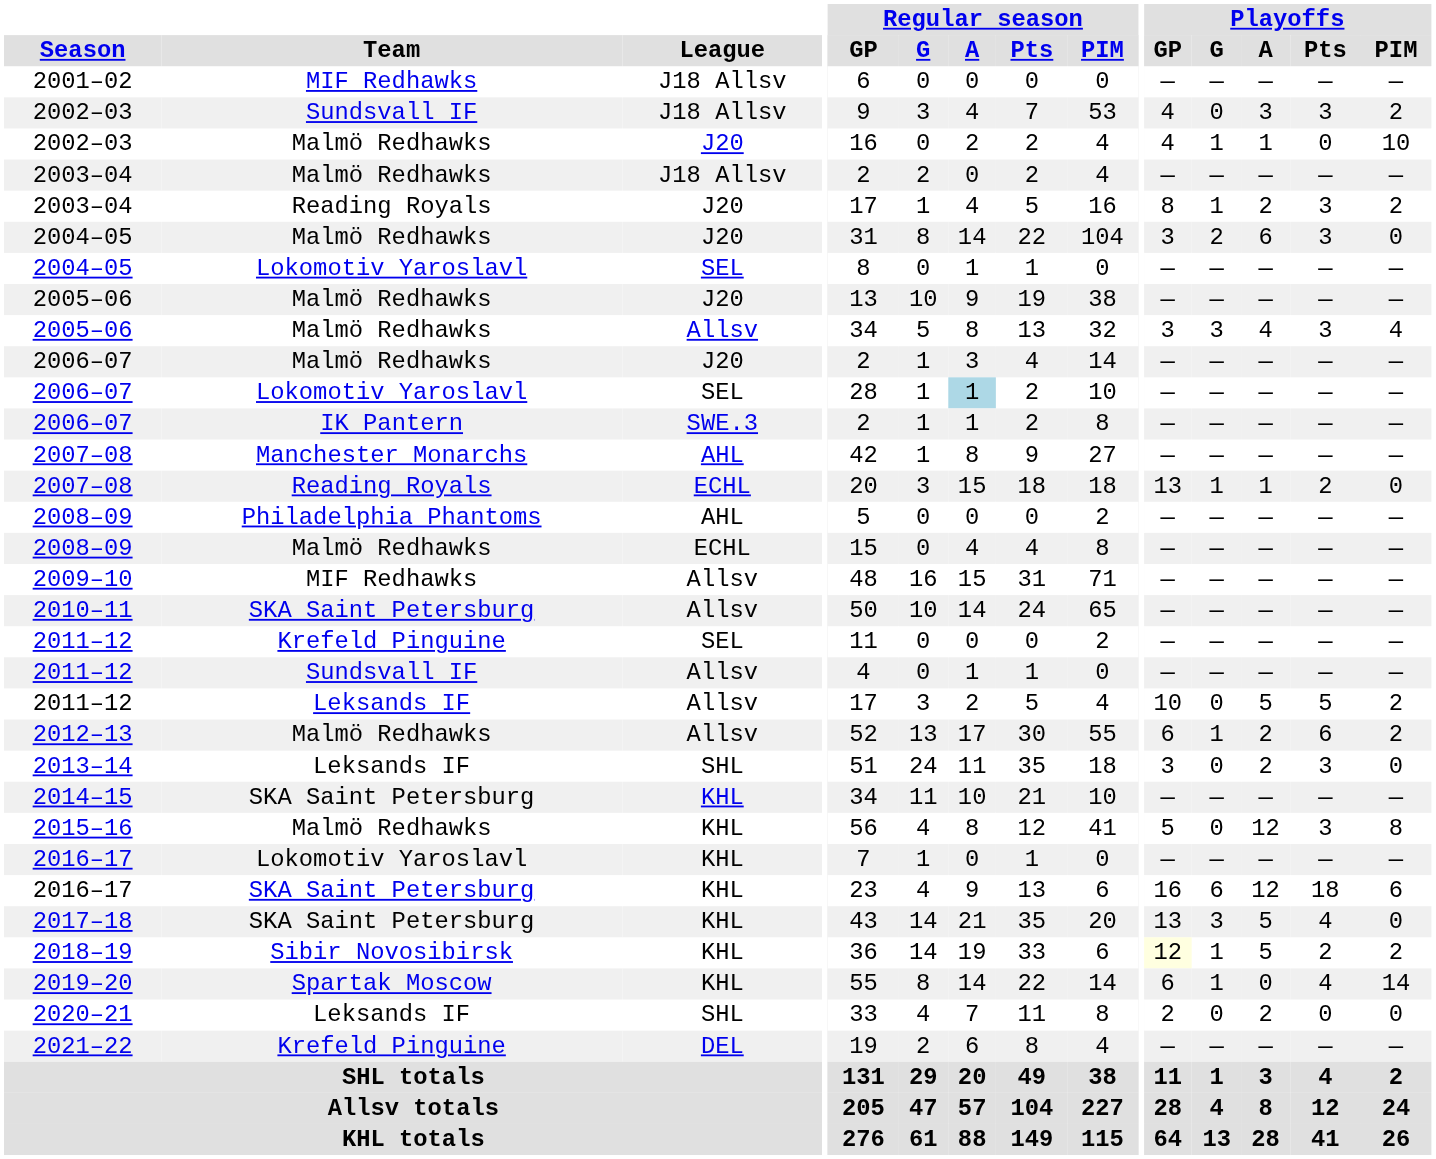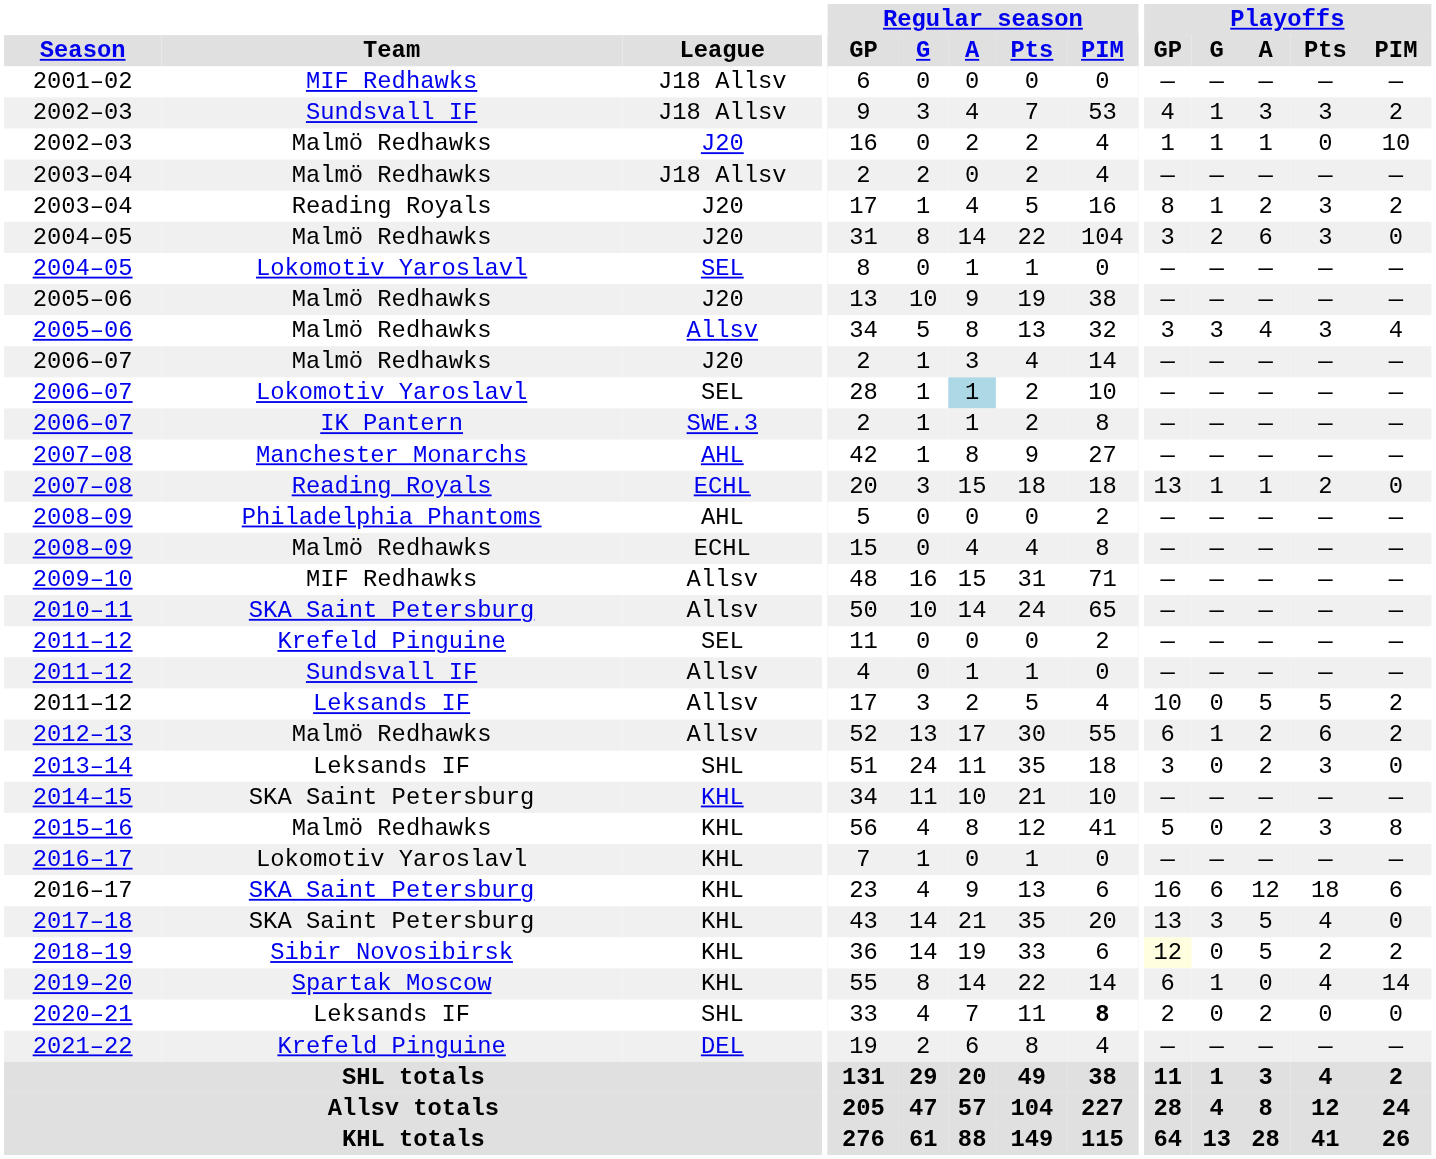(1217, 113) 0 -> (1217, 113) 1
(1168, 144) 4 -> (1168, 144) 1
(1266, 828) 12 -> (1266, 828) 2
(1217, 953) 1 -> (1217, 953) 0
(1102, 1015) normal -> (1102, 1015) bold
